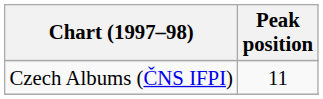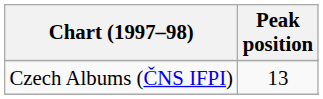(278, 77) 11 -> (278, 77) 13
